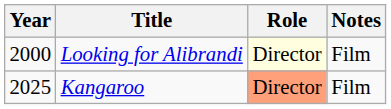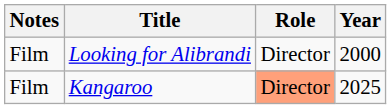columns swapped: (30, 20) <-> (356, 20)
(287, 53) lightyellow background -> (295, 53) no background
